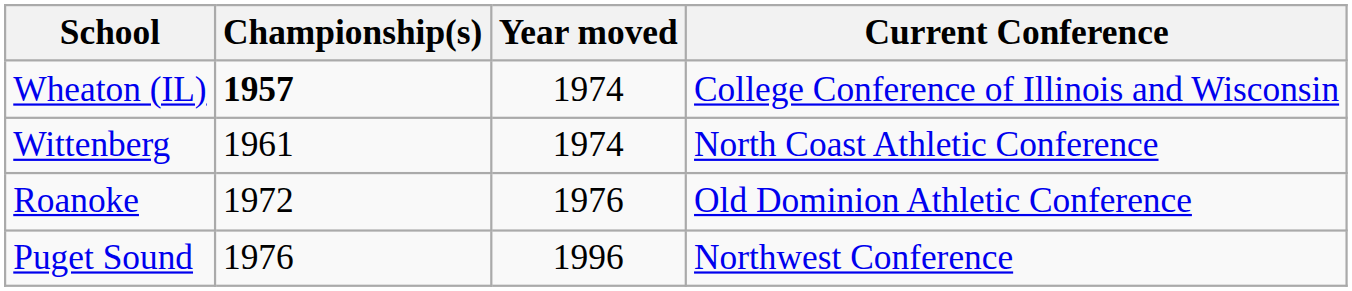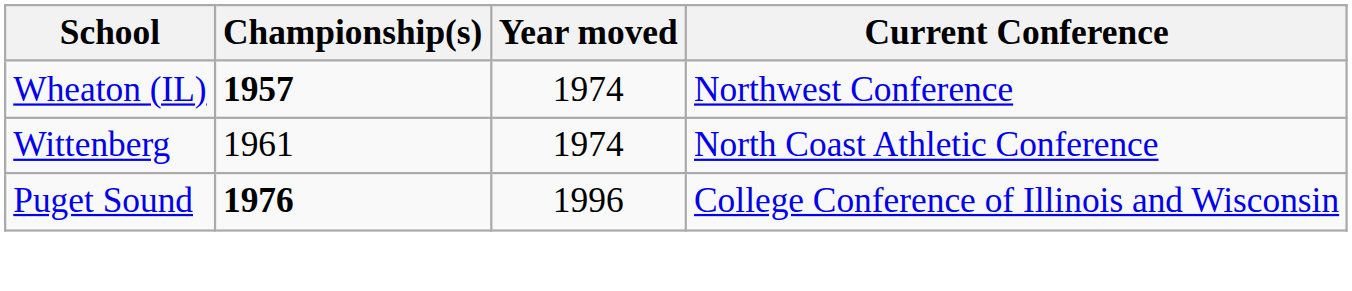(1017, 88) College Conference of Illinois and Wisconsin -> (854, 88) Northwest Conference
- row: (76, 200)
(258, 256) normal -> (258, 200) bold
(854, 256) Northwest Conference -> (1017, 200) College Conference of Illinois and Wisconsin
